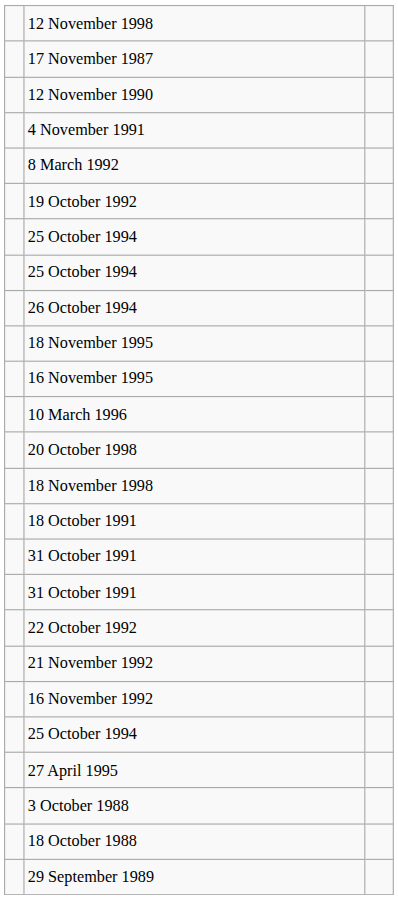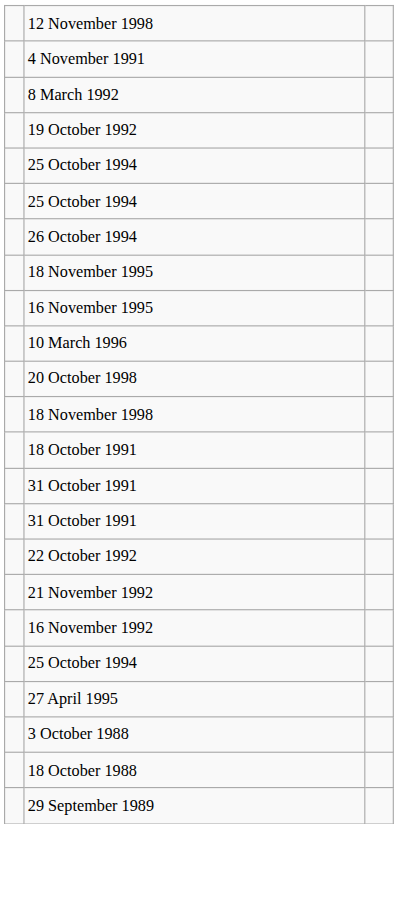- row: (14, 59)
- row: (14, 95)
